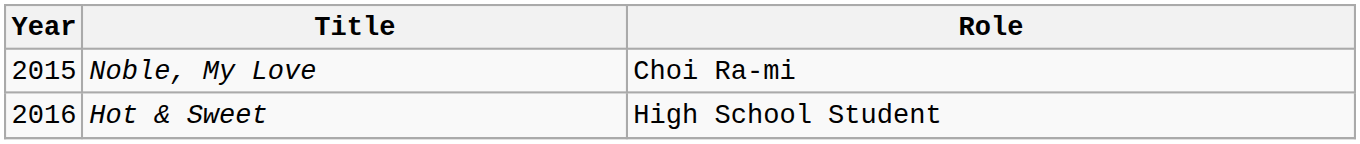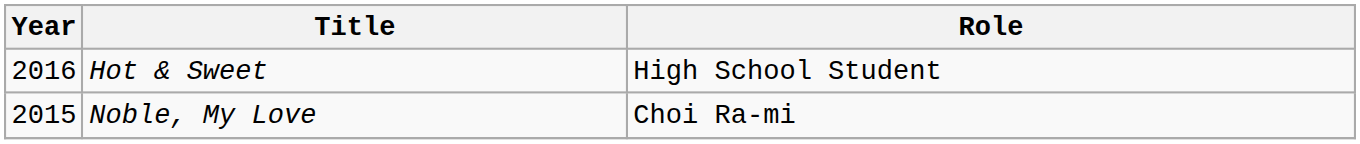rows swapped: (203, 71) <-> (179, 115)
